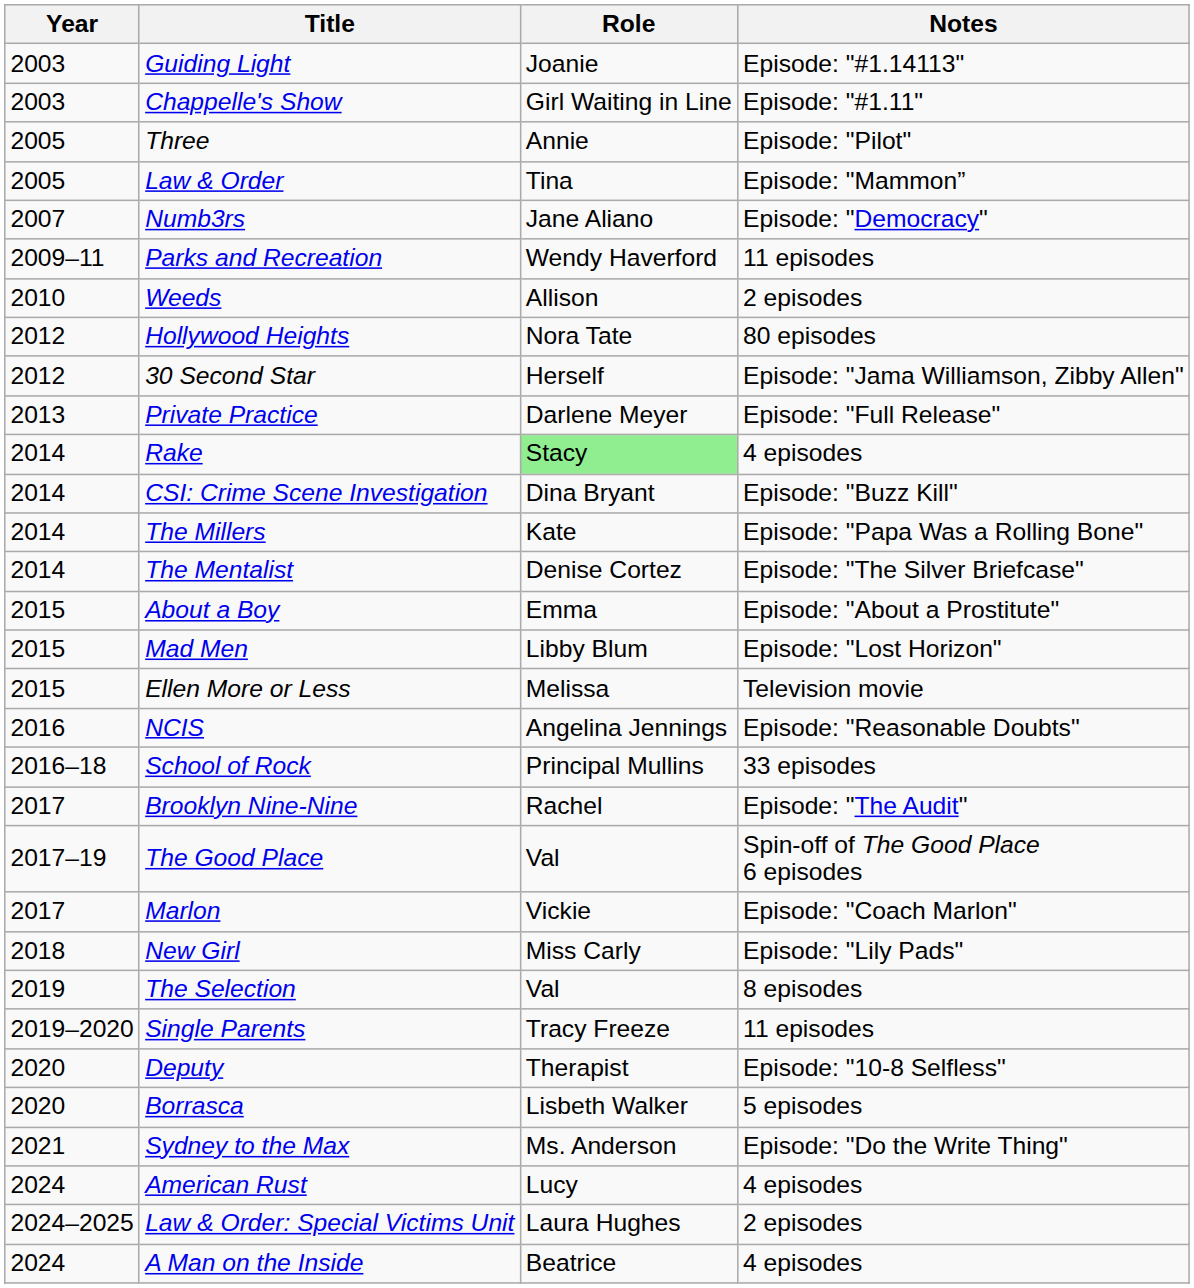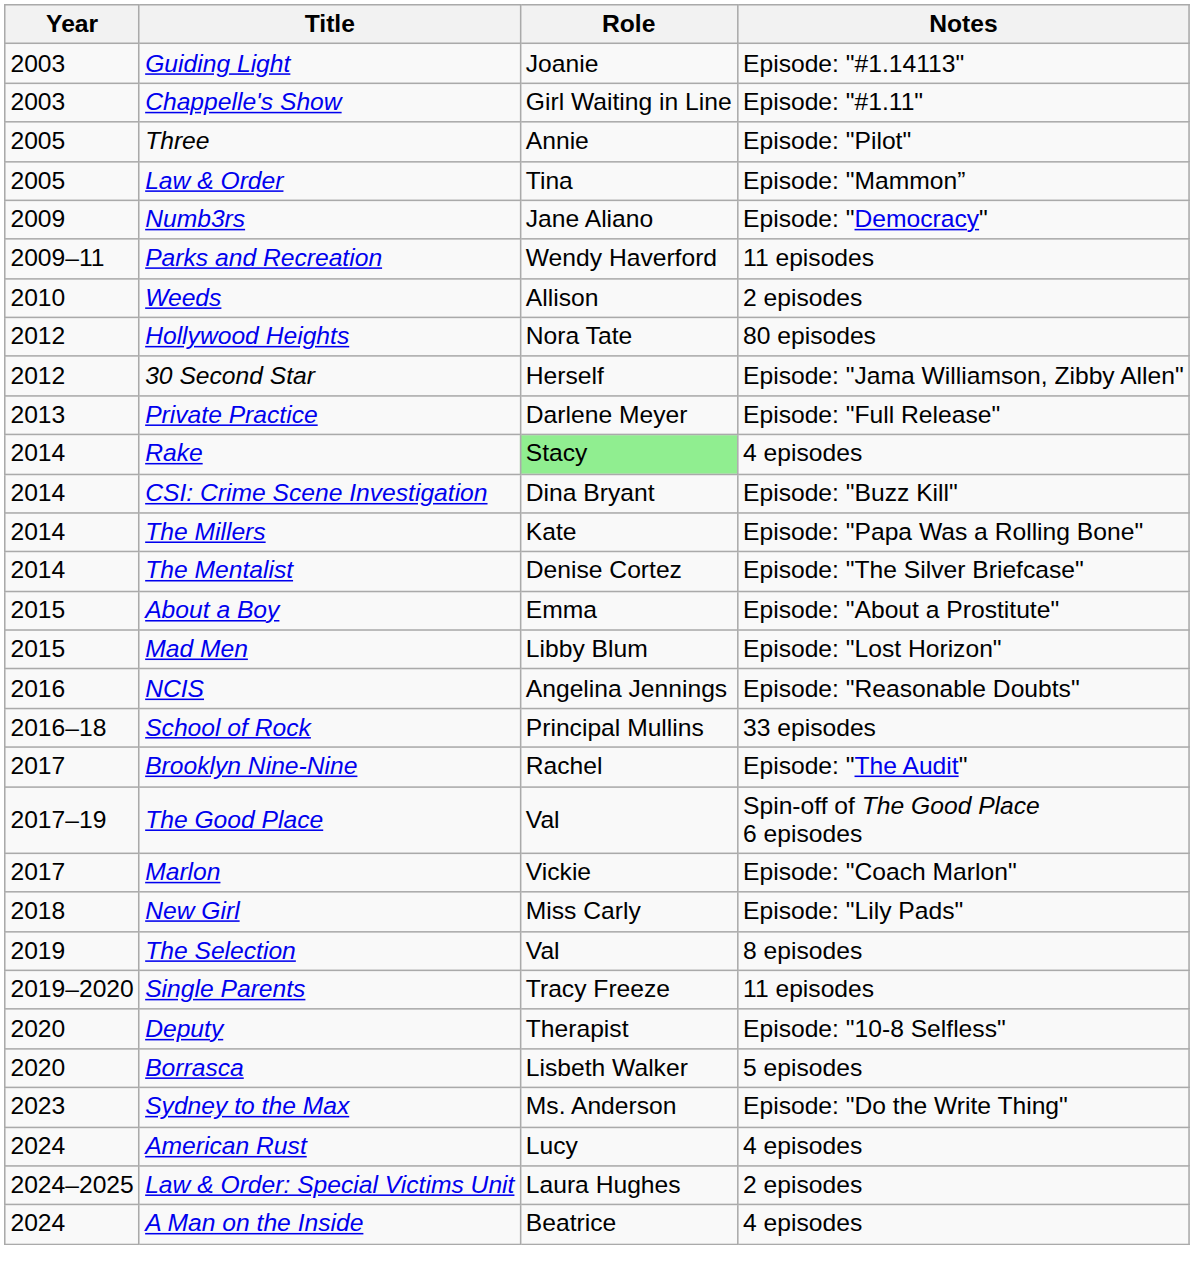(38, 219) 2007 -> (38, 219) 2009
- row: (248, 688)
(38, 1145) 2021 -> (38, 1106) 2023
